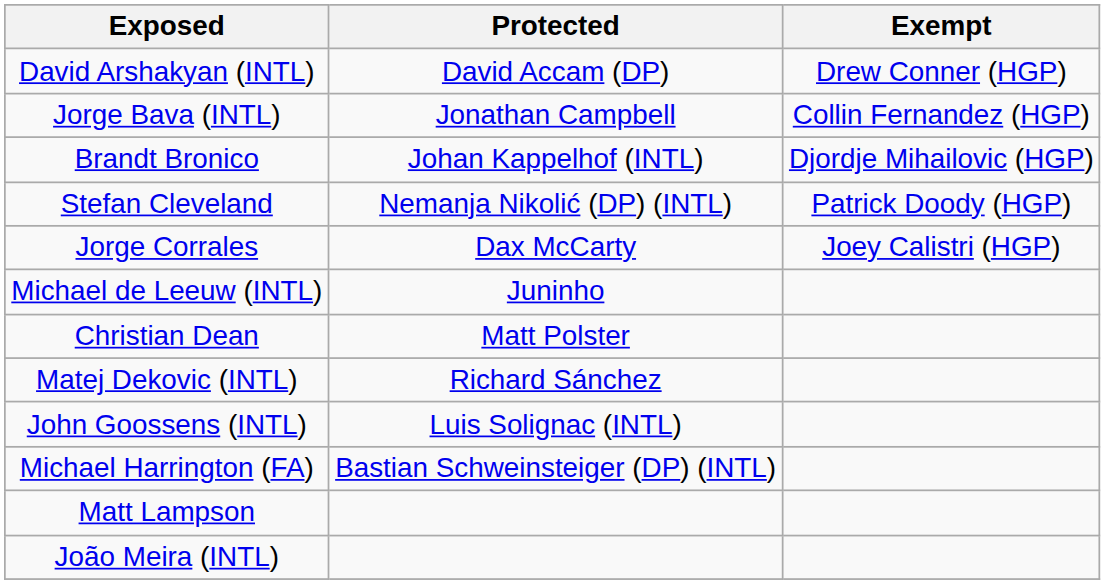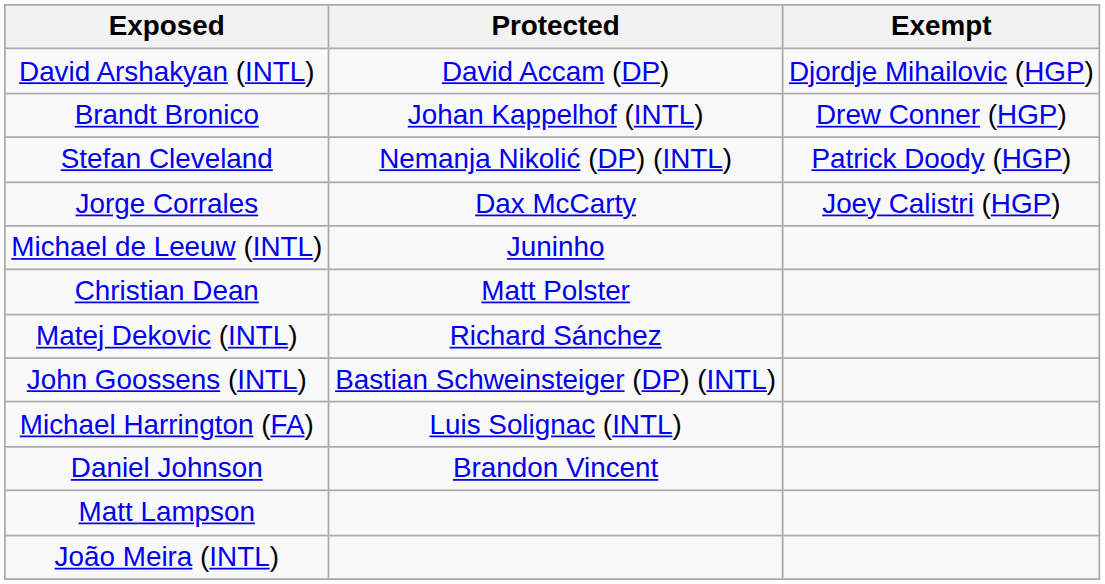(941, 70) Drew Conner (HGP) -> (941, 70) Djordje Mihailovic (HGP)
- row: (167, 114)
(941, 159) Djordje Mihailovic (HGP) -> (941, 114) Drew Conner (HGP)
(556, 423) Luis Solignac (INTL) -> (556, 379) Bastian Schweinsteiger (DP) (INTL)
(556, 468) Bastian Schweinsteiger (DP) (INTL) -> (556, 423) Luis Solignac (INTL)
+ row: (167, 468)
